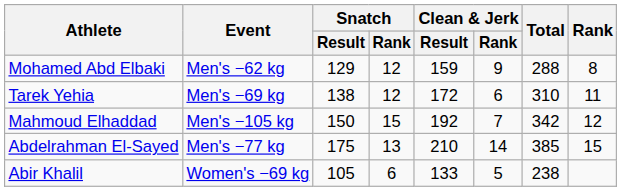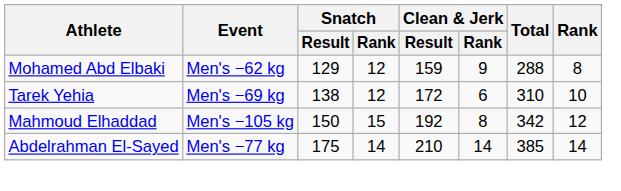(593, 95) 11 -> (577, 95) 10
(498, 121) 7 -> (483, 121) 8
(392, 147) 13 -> (376, 147) 14
(593, 147) 15 -> (577, 147) 14
- row: (46, 174)
